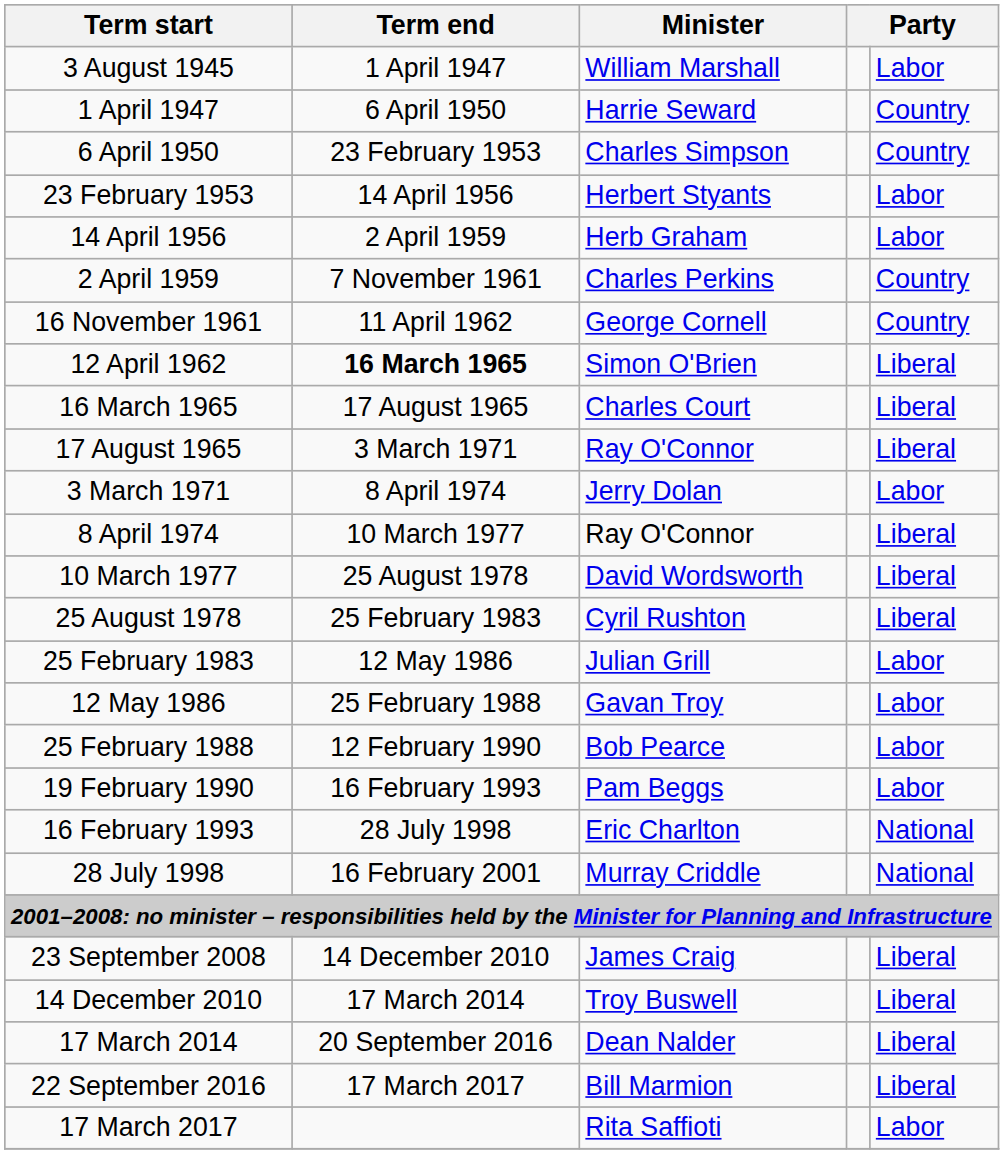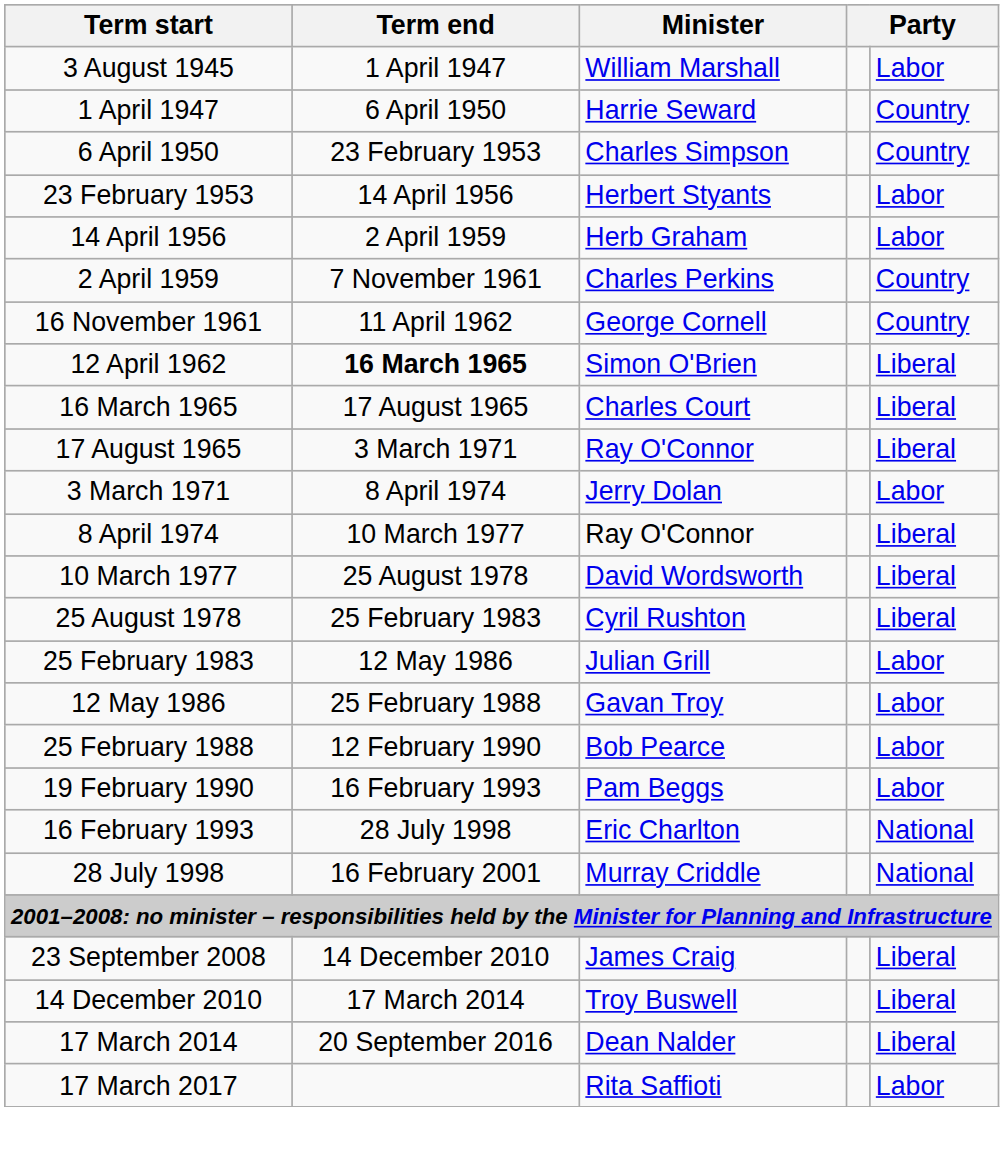- row: (148, 1085)
